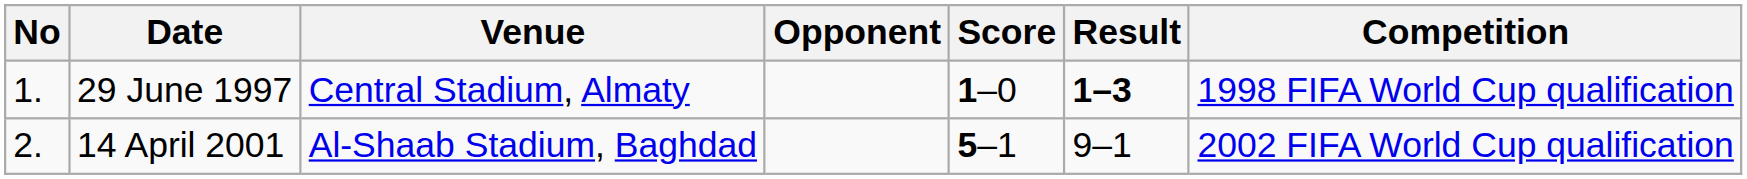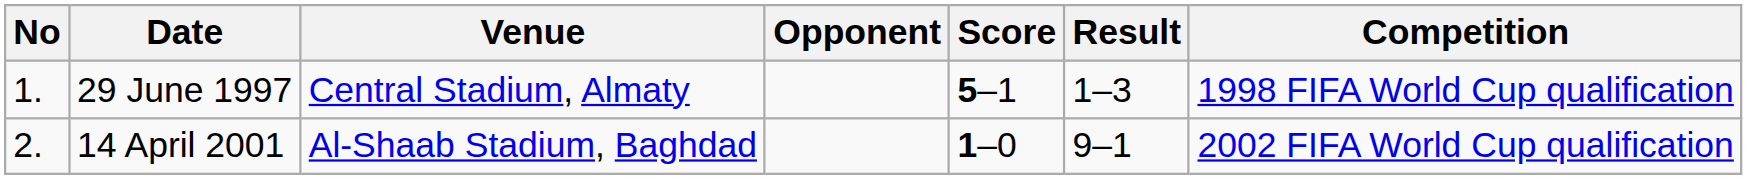(987, 88) 1–0 -> (987, 88) 5–1
(1102, 88) bold -> (1102, 88) normal
(987, 145) 5–1 -> (987, 145) 1–0
